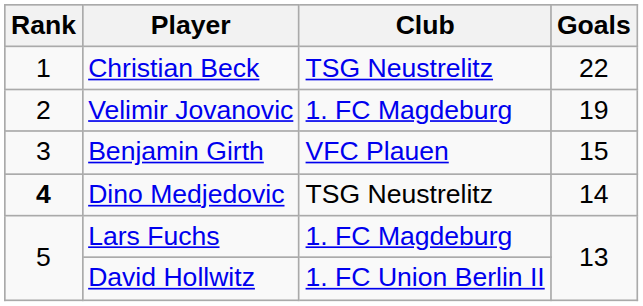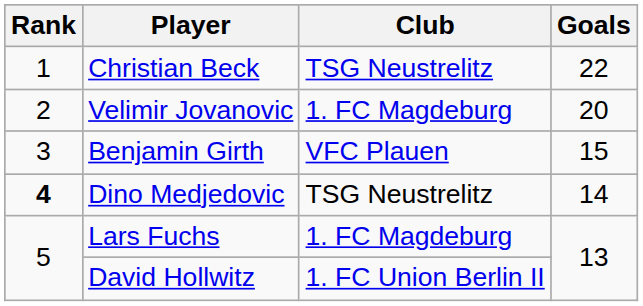(594, 109) 19 -> (594, 109) 20
